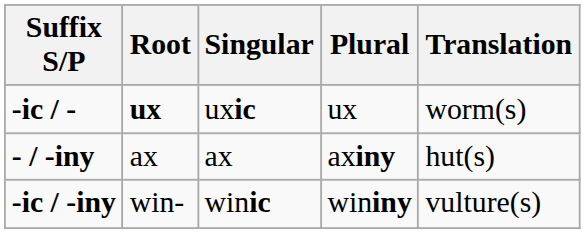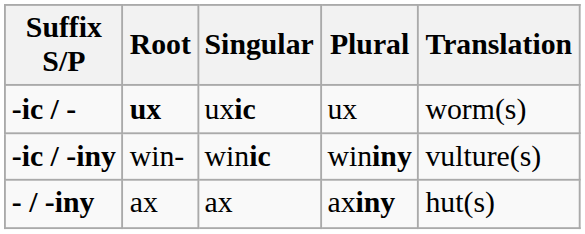rows swapped: (53, 155) <-> (64, 203)
